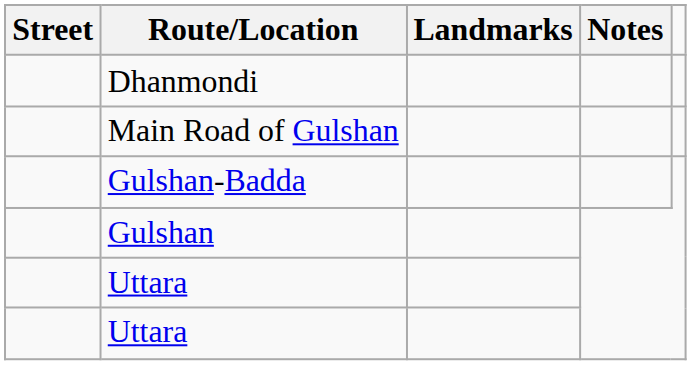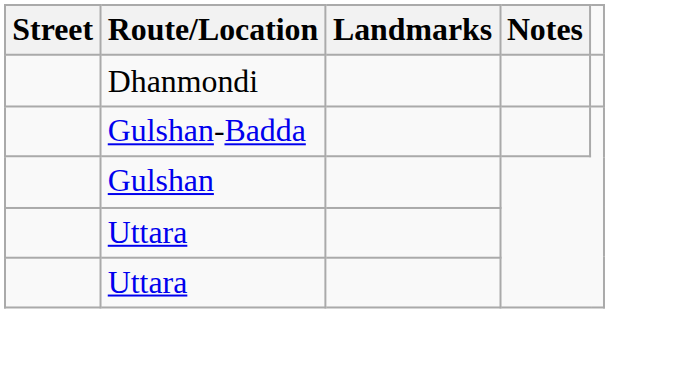- row: (53, 131)
